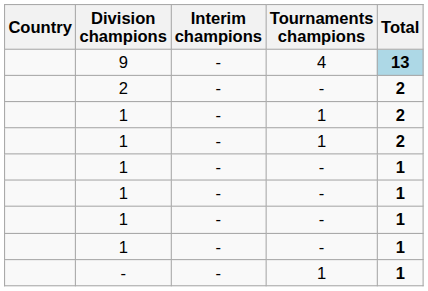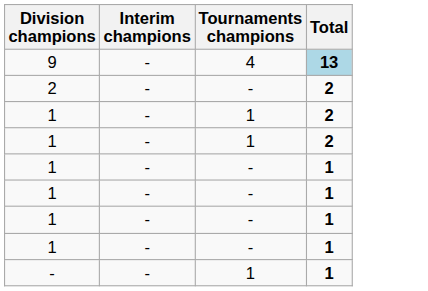- column: (40, 27)
